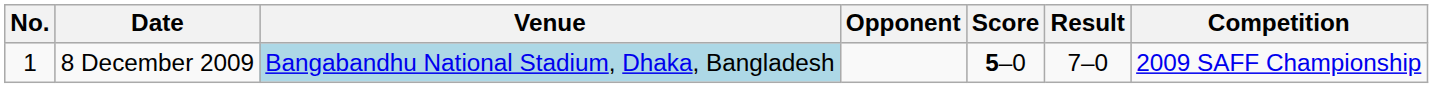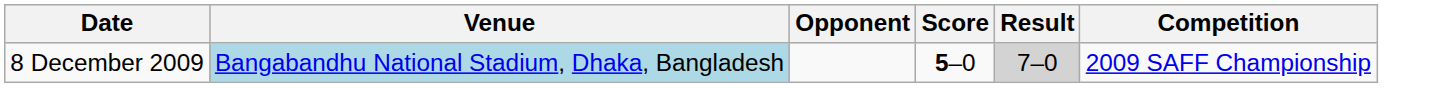- column: (30, 23)
(1088, 62) no background -> (1037, 62) lightgrey background
